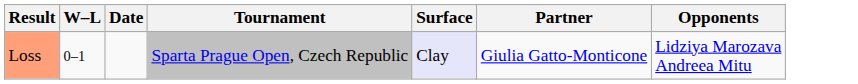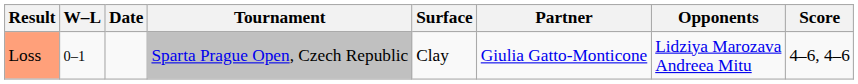+ column: (820, 18)
(432, 55) lavender background -> (432, 55) no background
